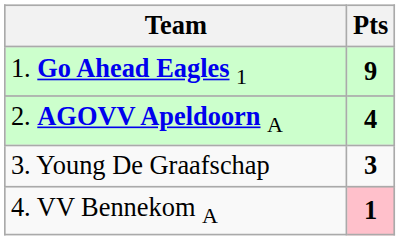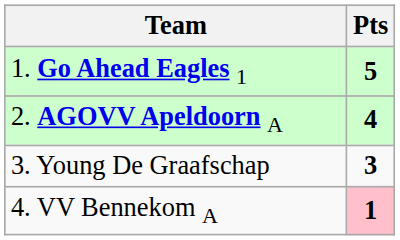(371, 71) 9 -> (371, 71) 5
